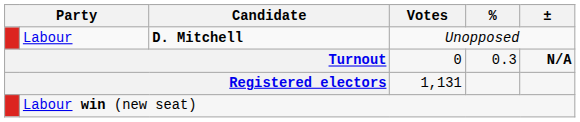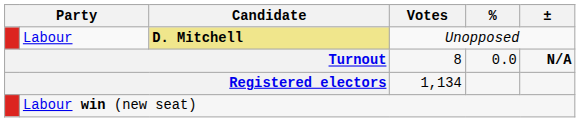(198, 38) no background -> (198, 38) khaki background
(458, 61) 0 -> (458, 61) 8
(504, 61) 0.3 -> (504, 61) 0.0
(441, 83) 1,131 -> (441, 83) 1,134
